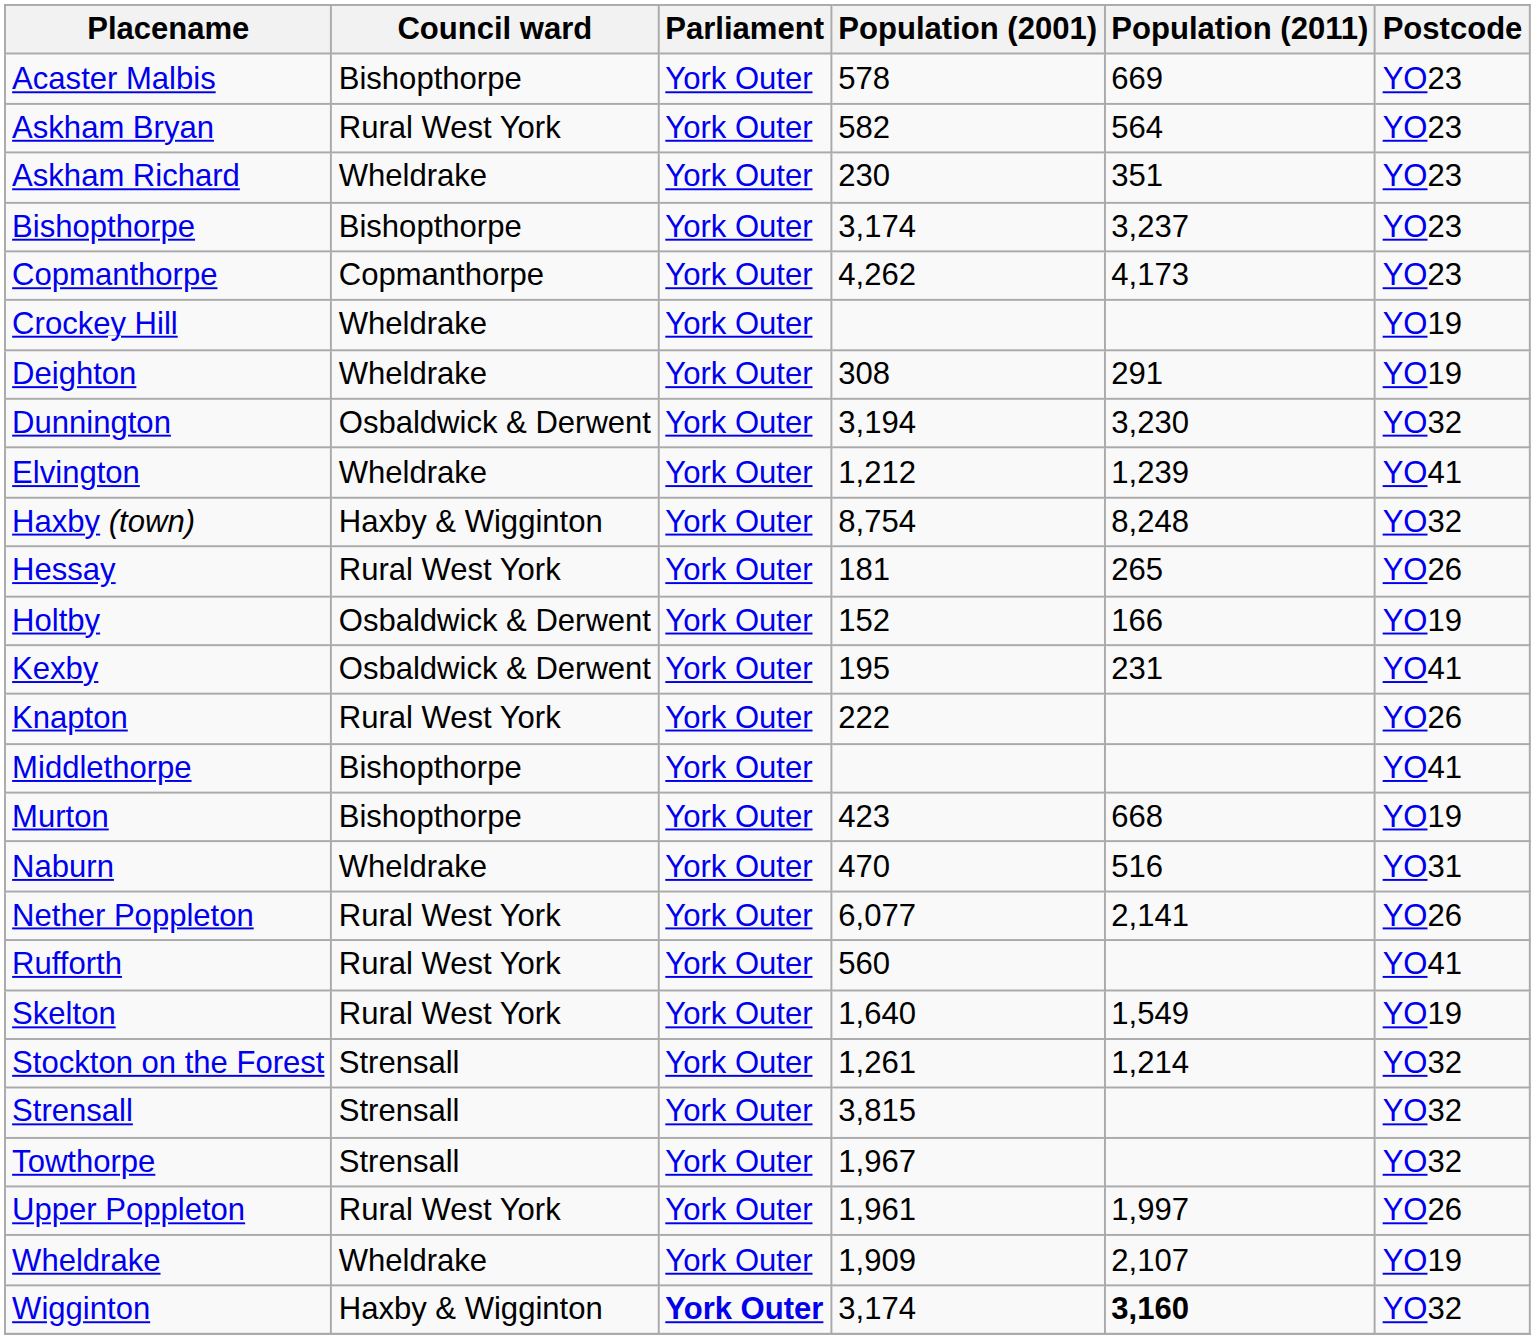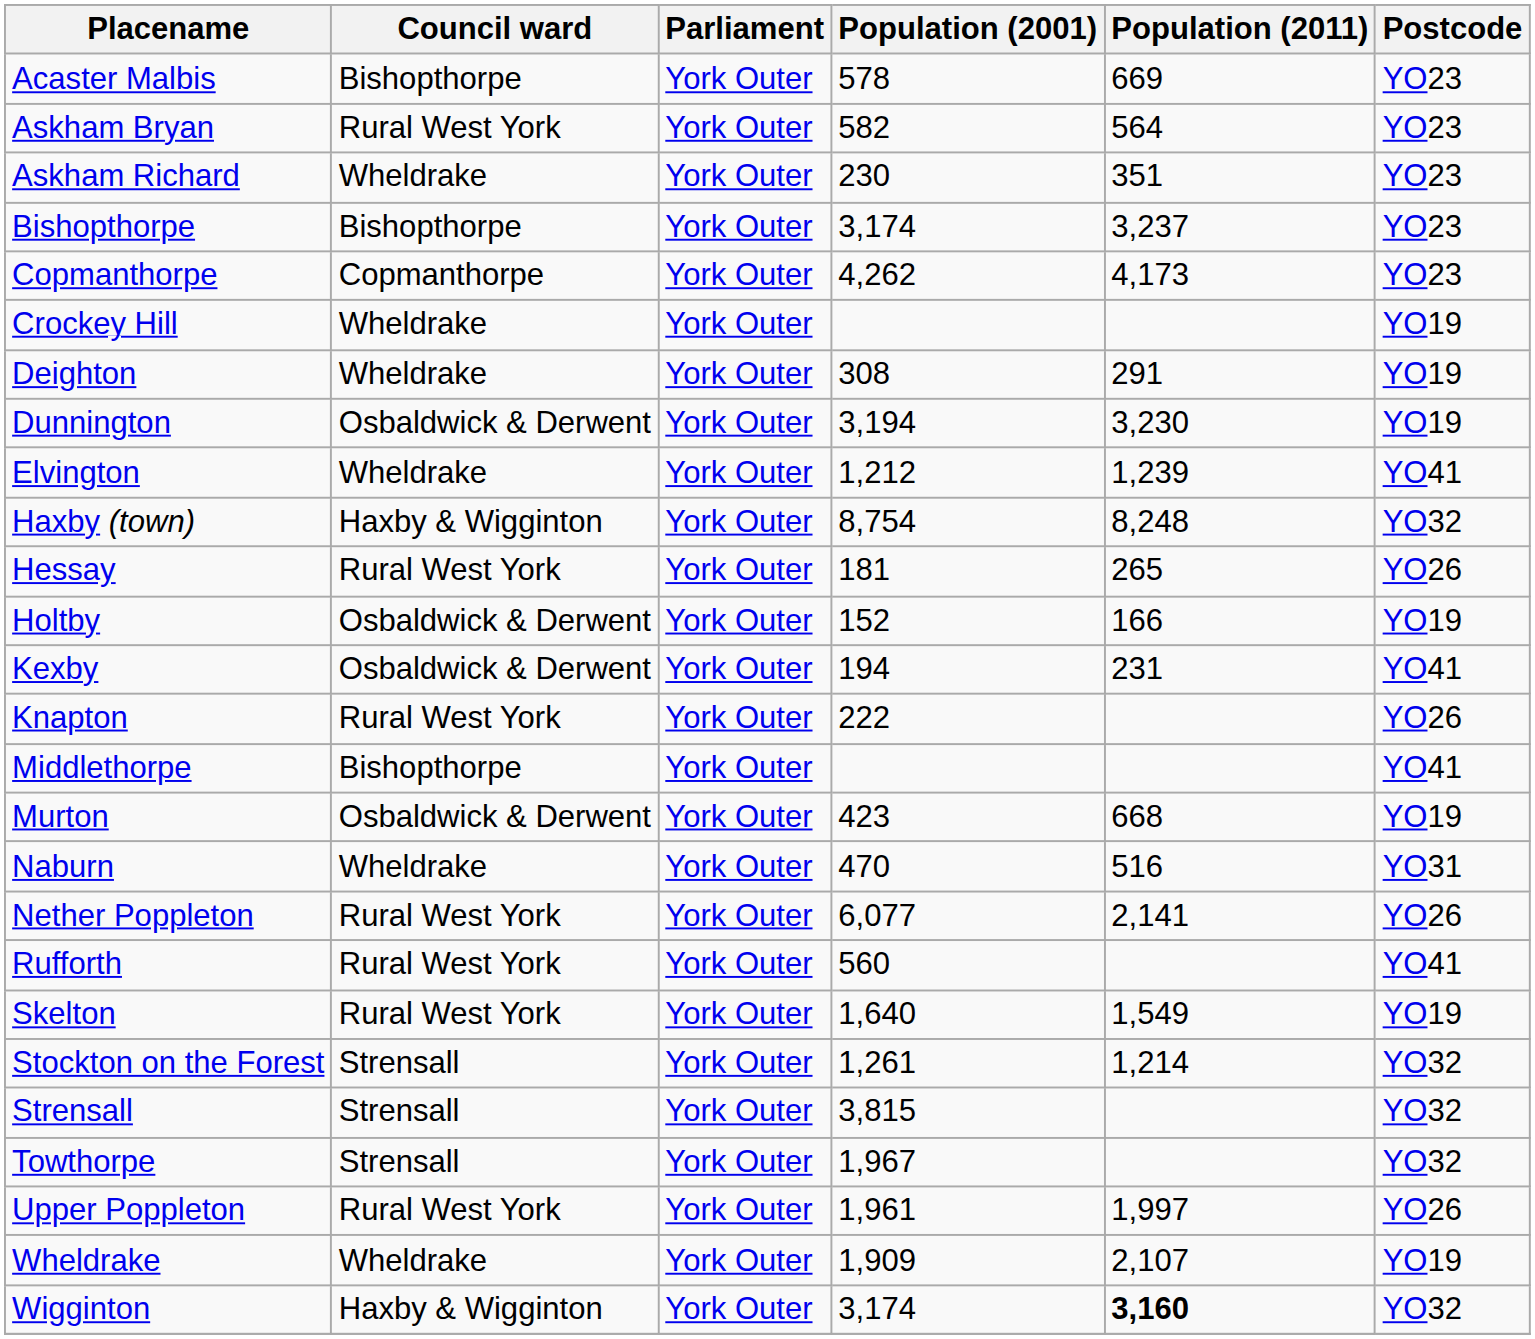(1422, 422) YO32 -> (1422, 422) YO19
(864, 669) 195 -> (864, 669) 194
(430, 816) Bishopthorpe -> (495, 816) Osbaldwick & Derwent
(744, 1309) bold -> (739, 1309) normal
